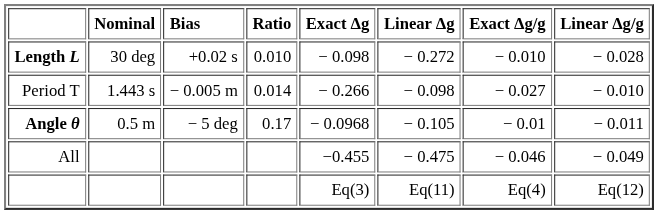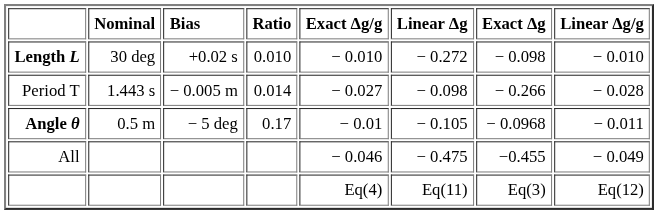columns swapped: (338, 23) <-> (507, 23)
(618, 57) − 0.028 -> (618, 57) − 0.010
(618, 90) − 0.010 -> (618, 90) − 0.028
